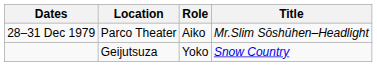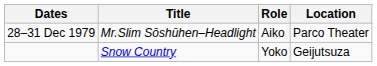columns swapped: (291, 14) <-> (139, 14)
